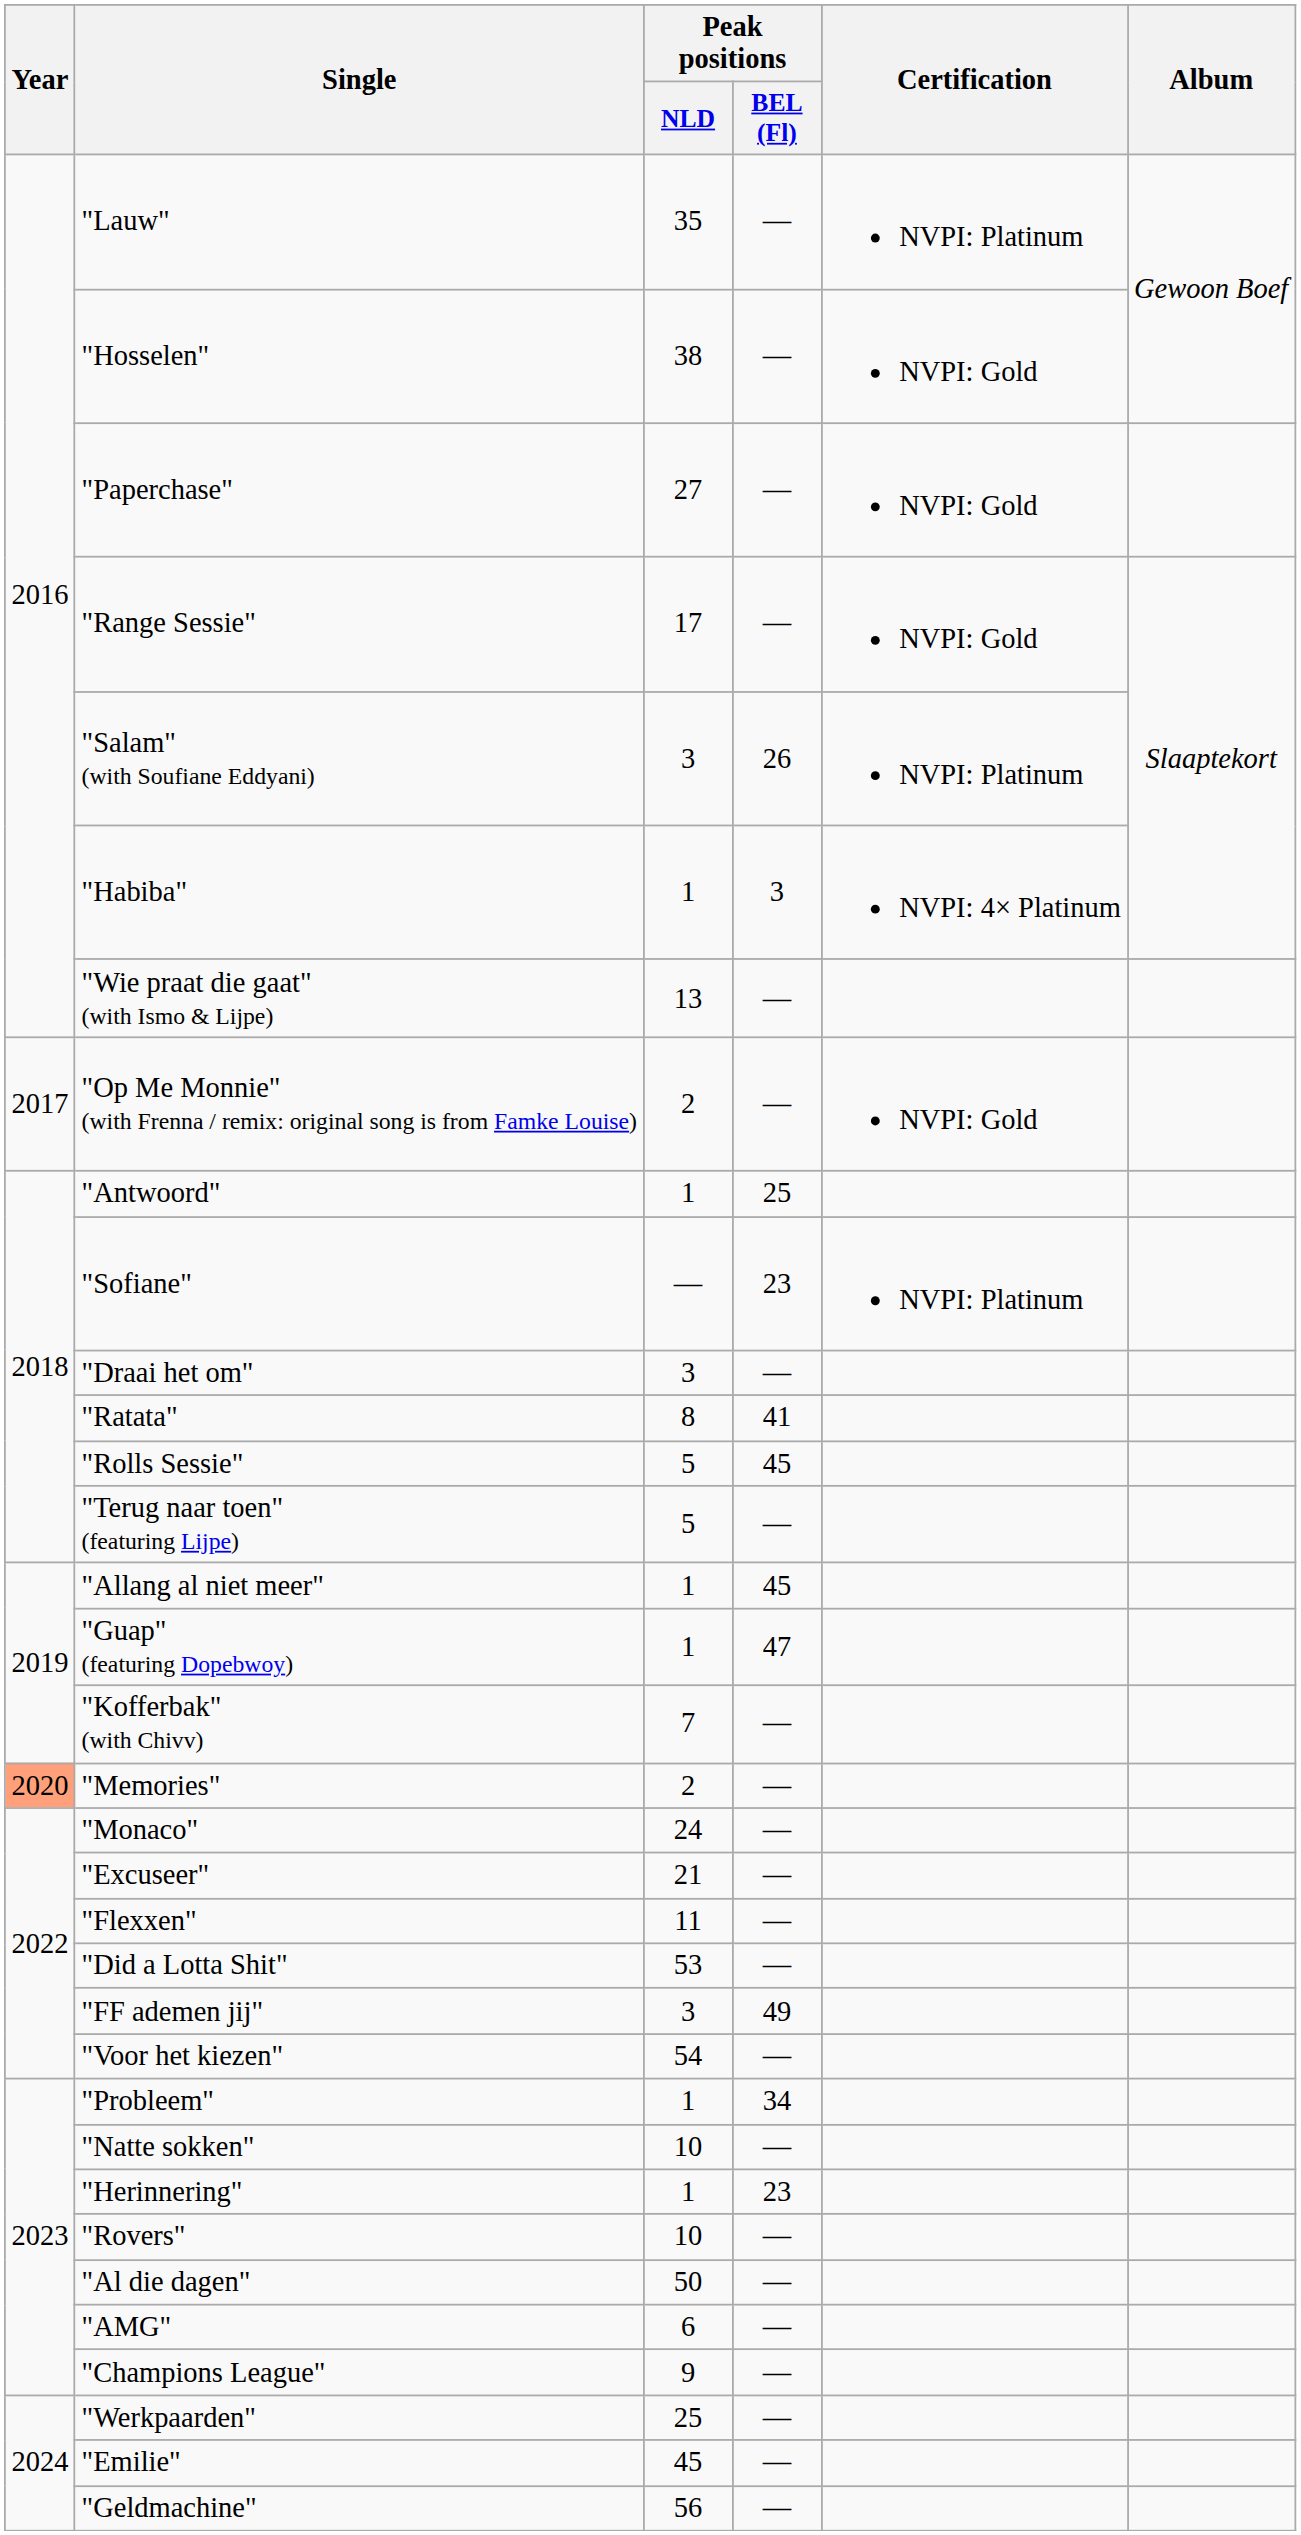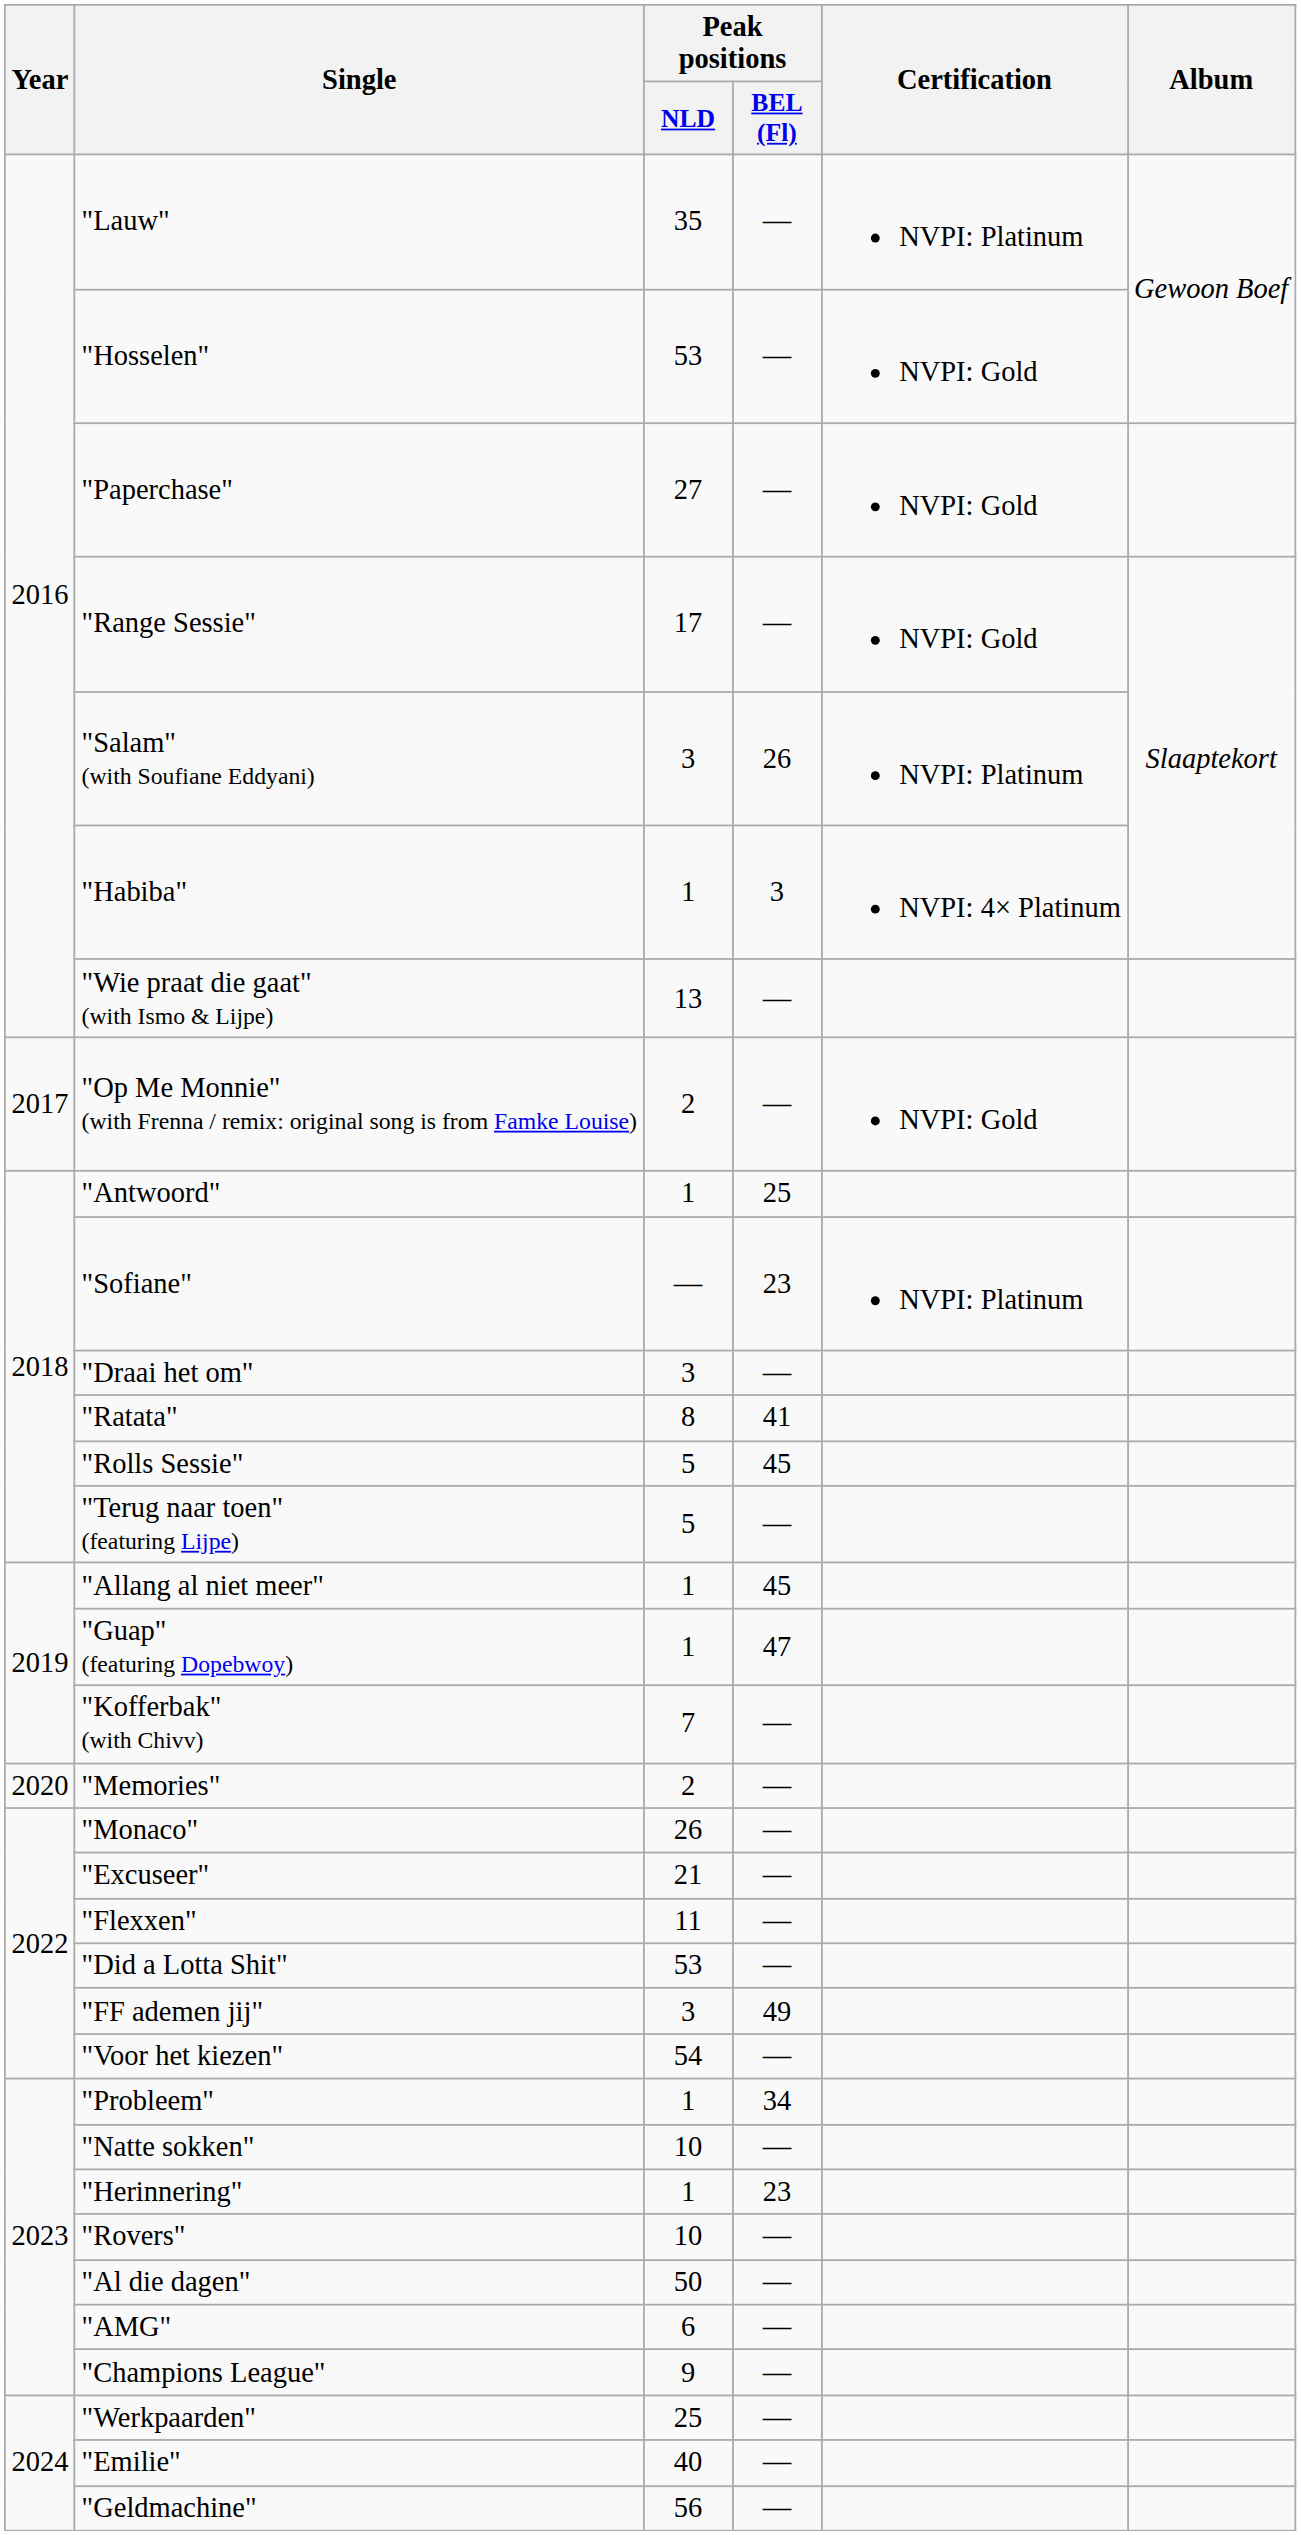(688, 355) 38 -> (688, 355) 53
(40, 1784) lightsalmon background -> (40, 1784) no background
(688, 1830) 24 -> (688, 1830) 26
(688, 2462) 45 -> (688, 2462) 40
